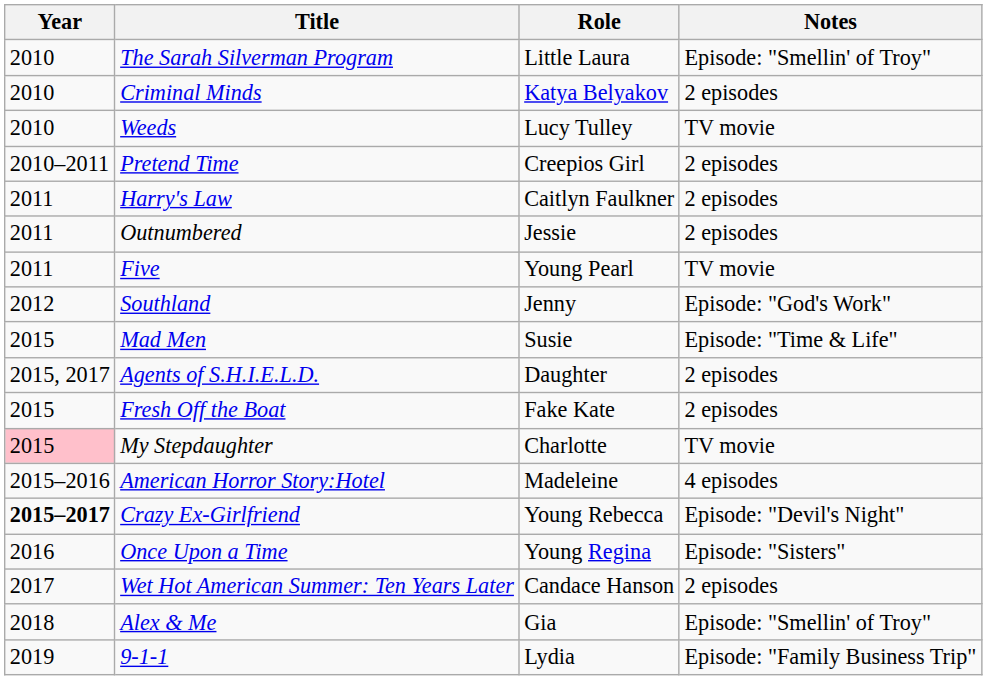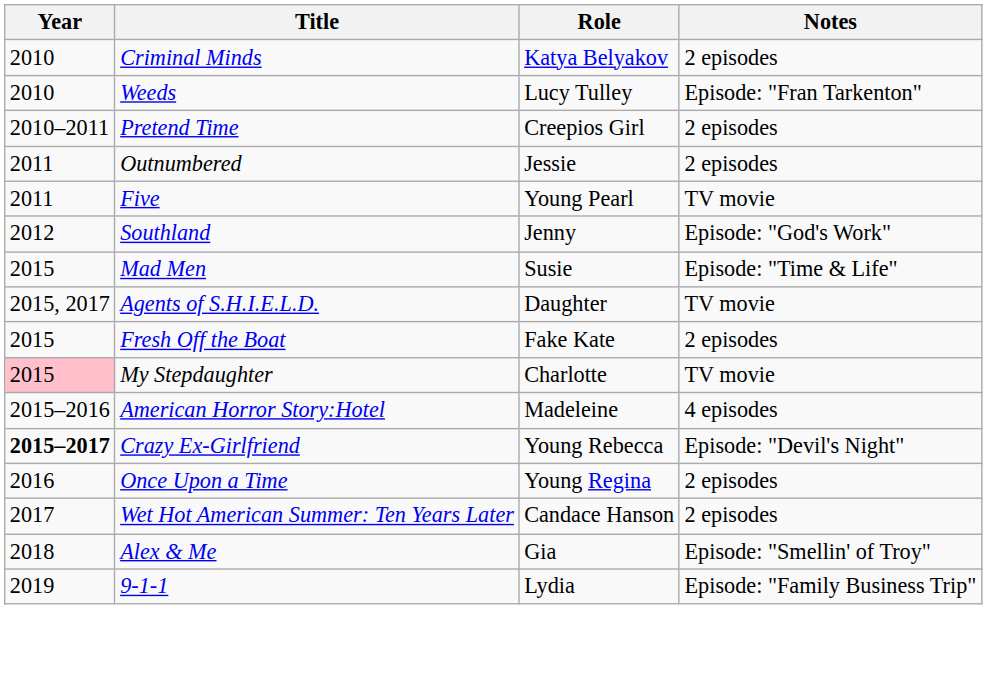- row: (257, 57)
(730, 127) TV movie -> (803, 92) Episode: "Fran Tarkenton"
- row: (176, 198)
(731, 374) 2 episodes -> (730, 304) TV movie
(765, 551) Episode: "Sisters" -> (731, 480) 2 episodes
